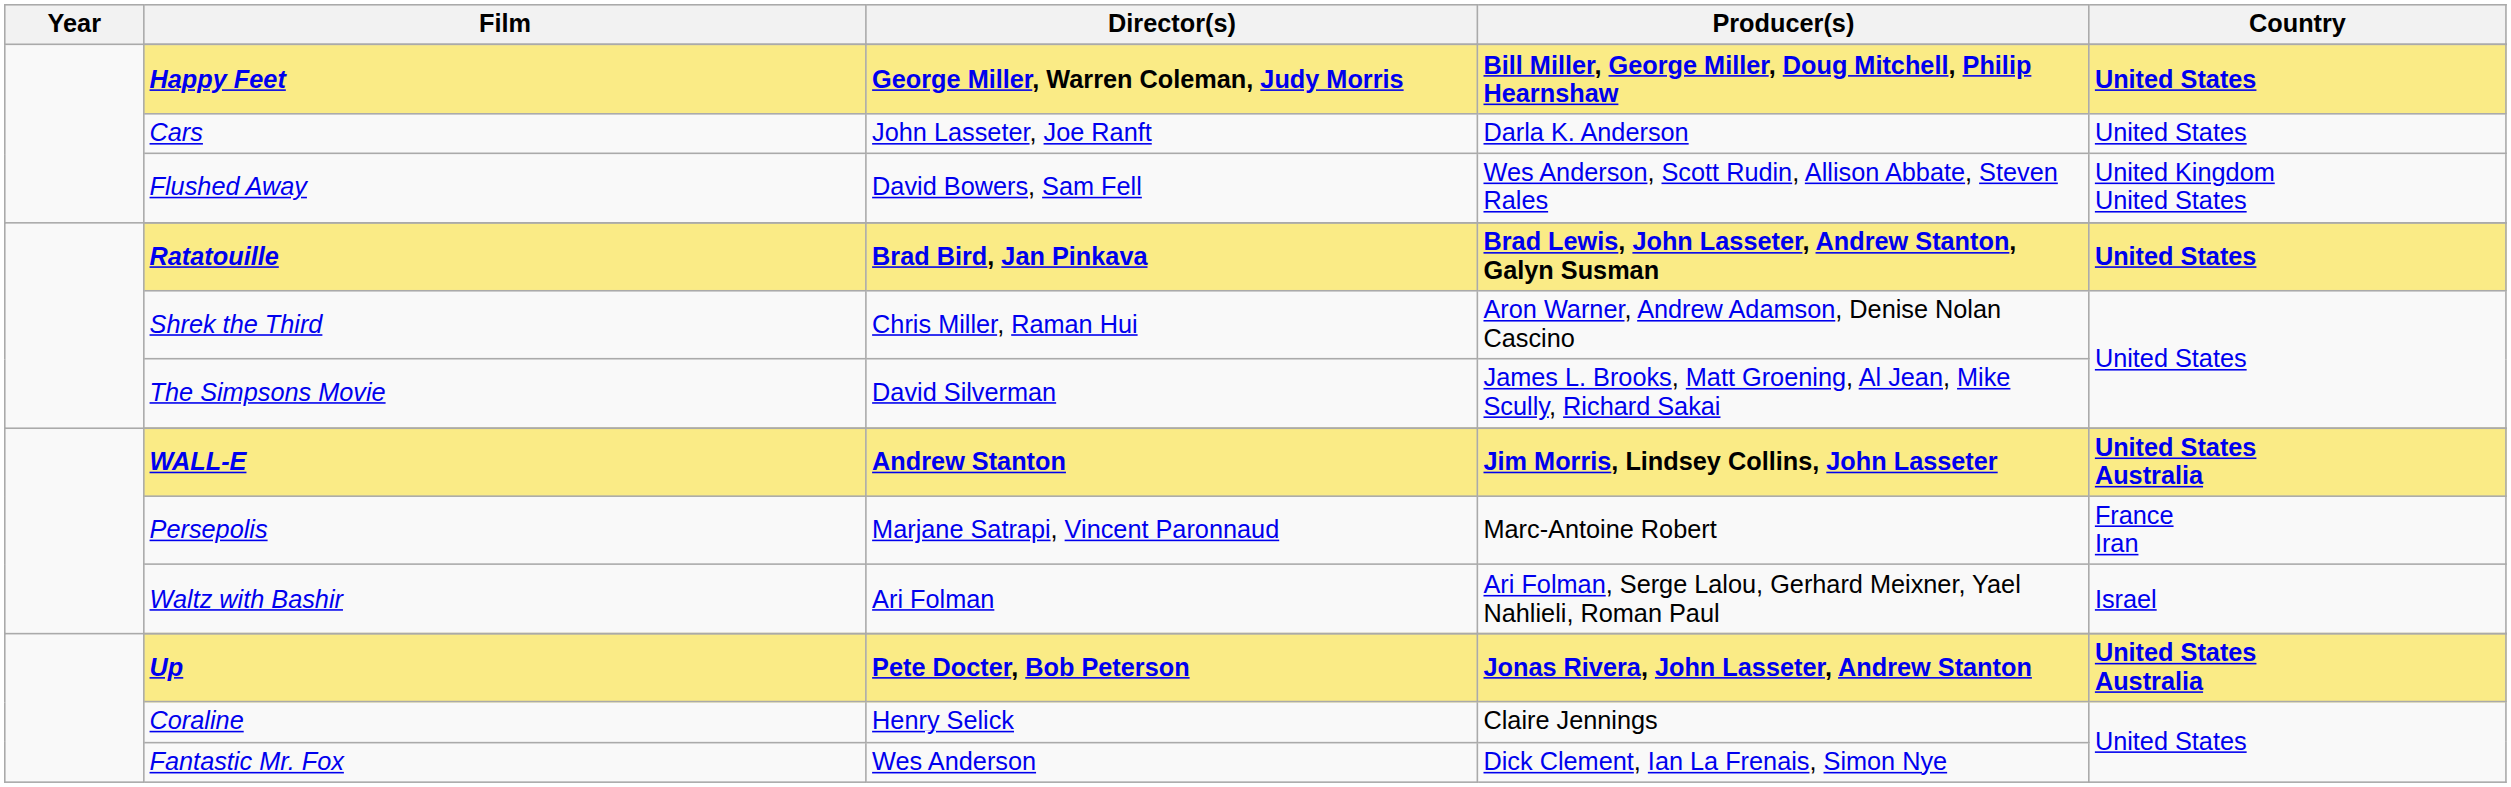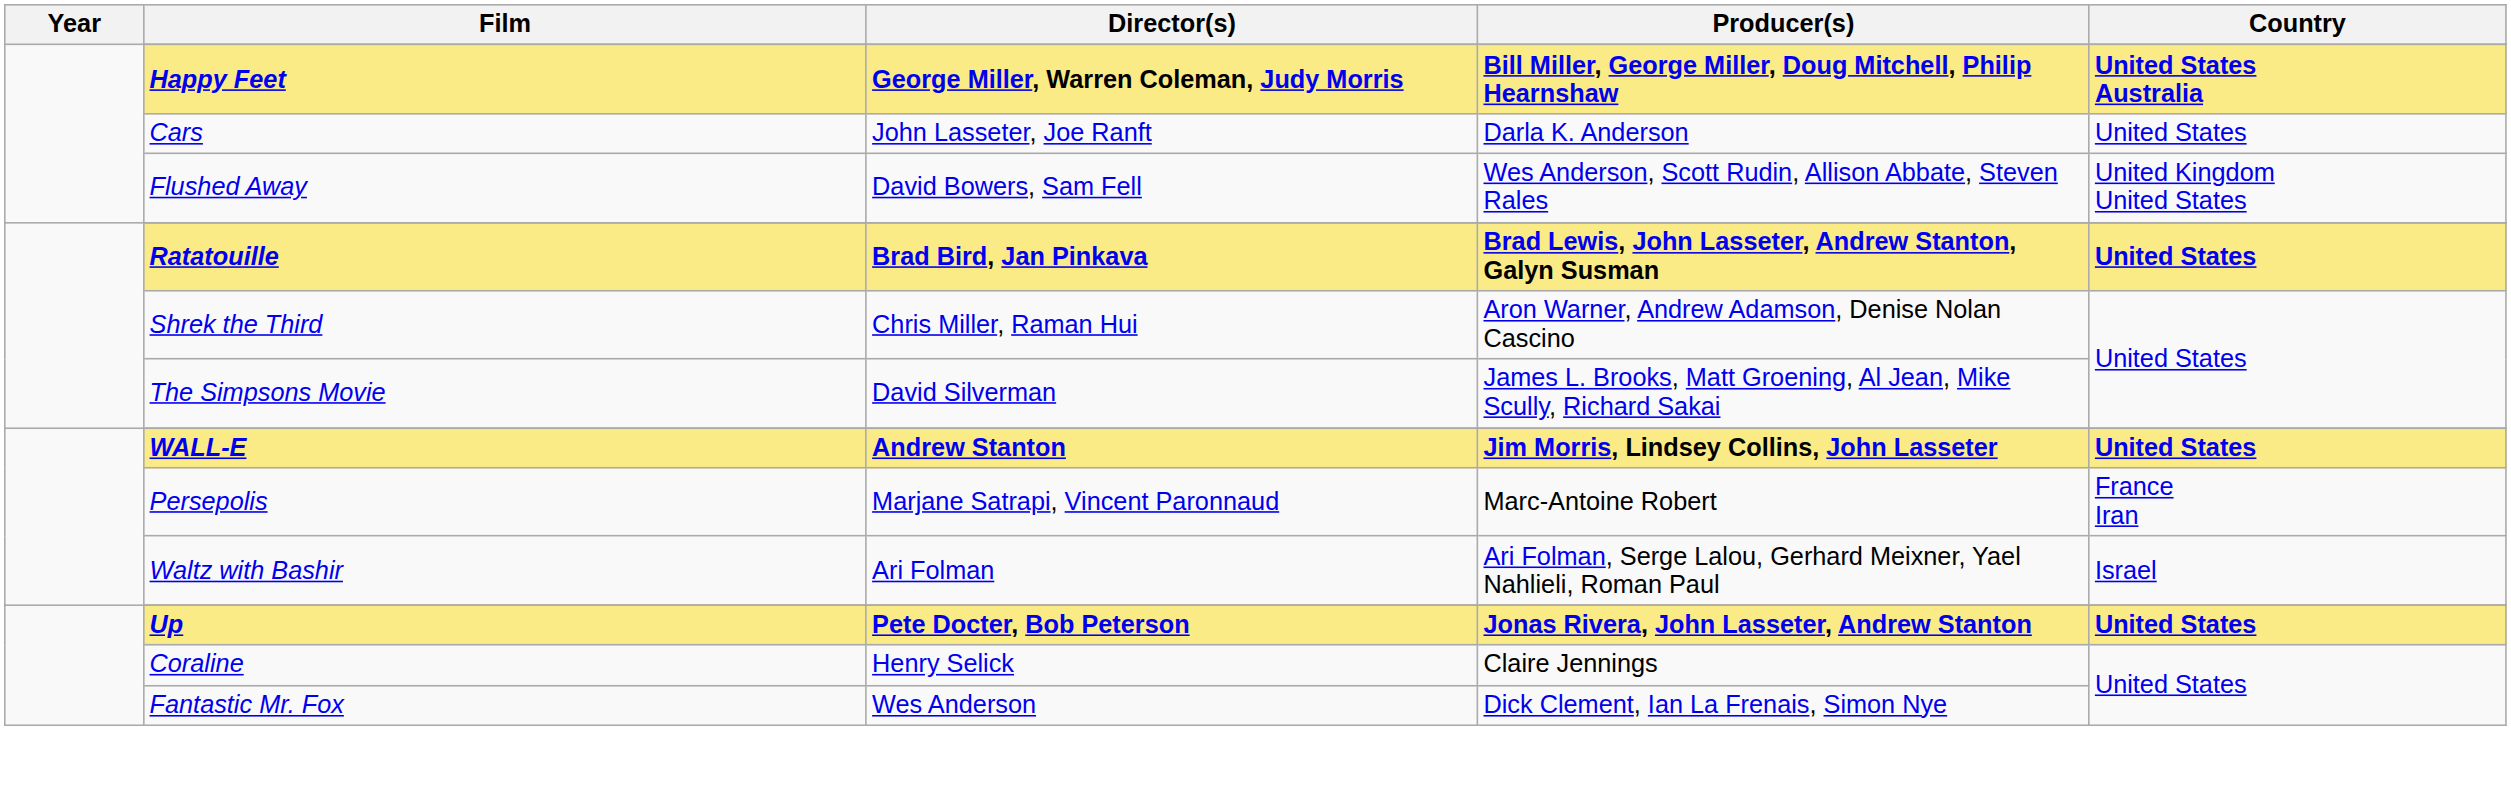(2176, 78) United States -> (2176, 78) United States Australia
(2176, 461) United States Australia -> (2176, 447) United States
(2176, 667) United States Australia -> (2176, 624) United States
